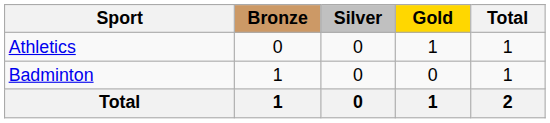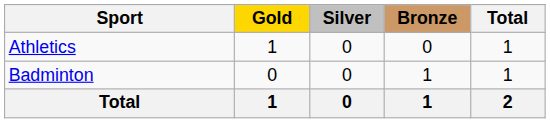columns swapped: (433, 18) <-> (278, 18)
